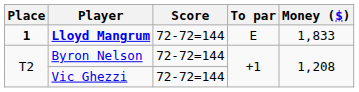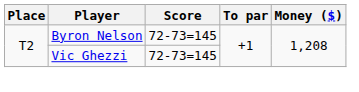- row: (101, 35)
(190, 56) 72-72=144 -> (183, 35) 72-73=145
(190, 76) 72-72=144 -> (183, 56) 72-73=145
